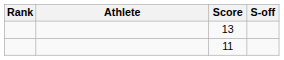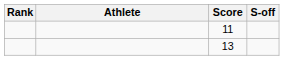rows swapped: (228, 30) <-> (228, 47)
